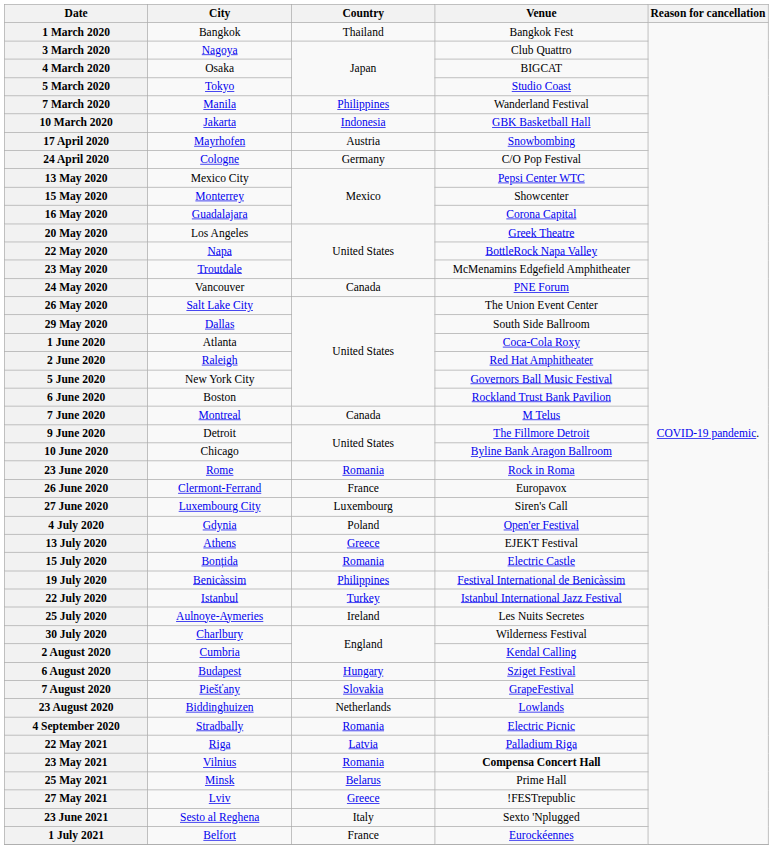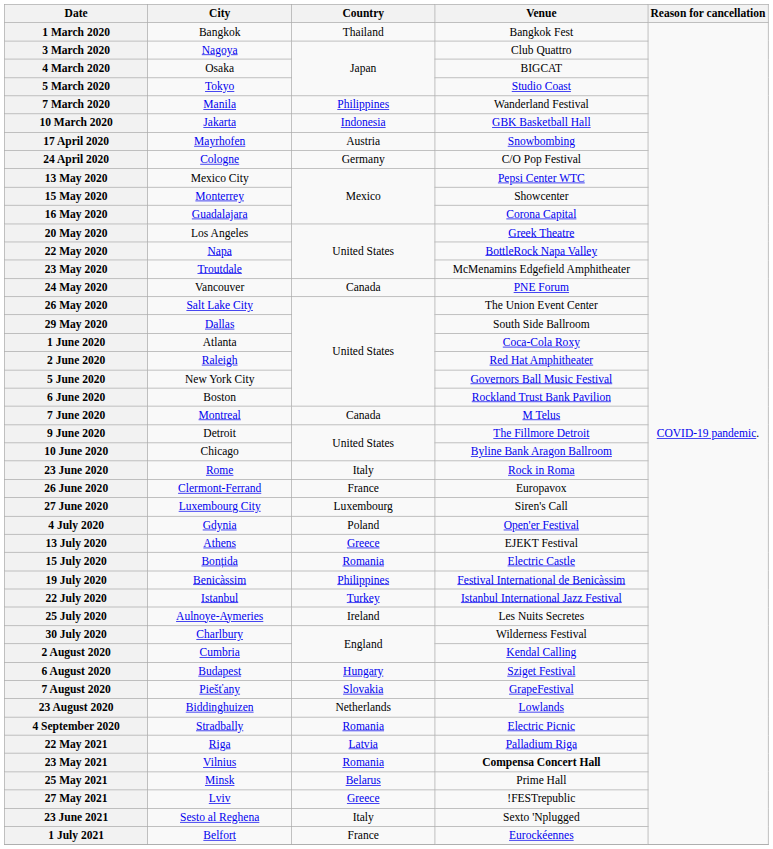(363, 470) Romania -> (363, 470) Italy
